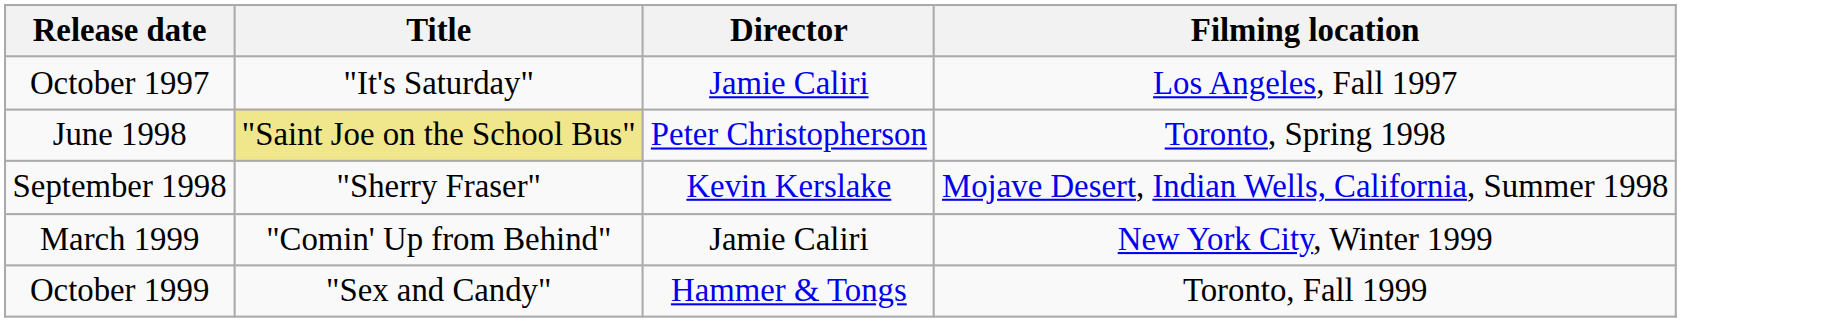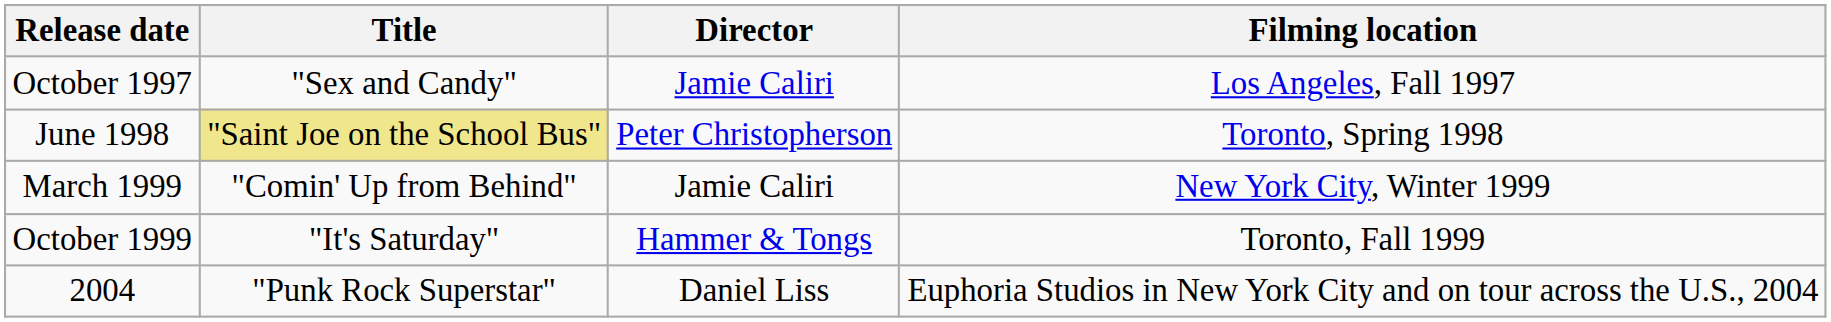(439, 82) "It's Saturday" -> (404, 82) "Sex and Candy"
- row: (120, 186)
(439, 290) "Sex and Candy" -> (404, 238) "It's Saturday"
+ row: (102, 290)
